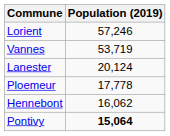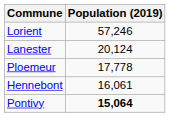- row: (26, 49)
(115, 103) 16,062 -> (115, 85) 16,061
